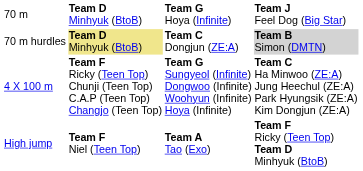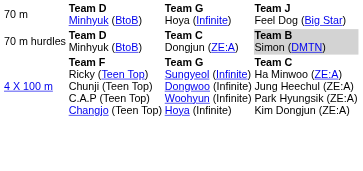(105, 42) khaki background -> (105, 42) no background
- row: (28, 143)
